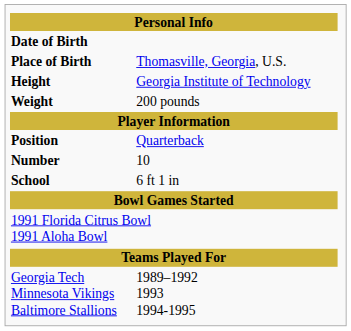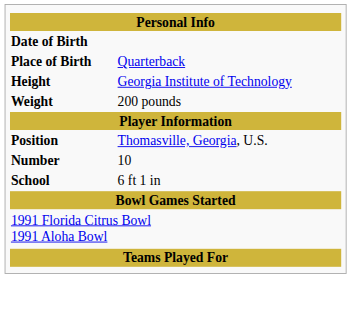(211, 61) Thomasville, Georgia, U.S. -> (151, 61) Quarterback
(170, 140) Quarterback -> (193, 140) Thomasville, Georgia, U.S.
- row: (64, 293)
